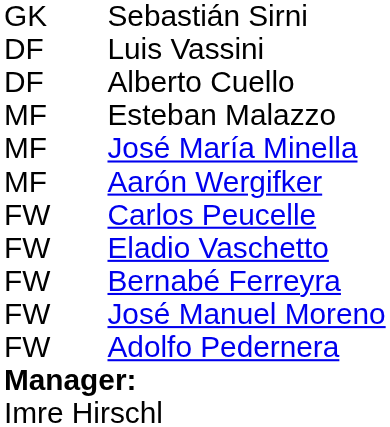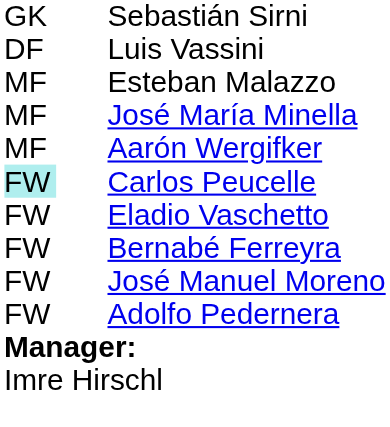- row: (201, 82)
(27, 214) no background -> (27, 181) paleturquoise background
